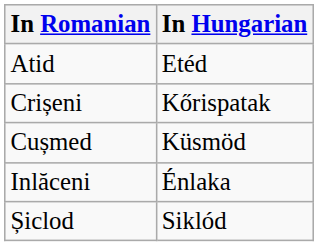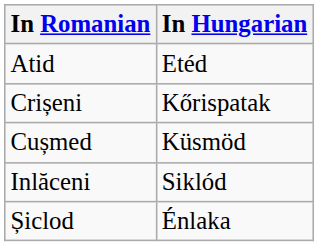(196, 181) Énlaka -> (194, 181) Siklód
(194, 220) Siklód -> (196, 220) Énlaka
